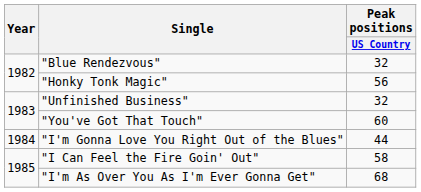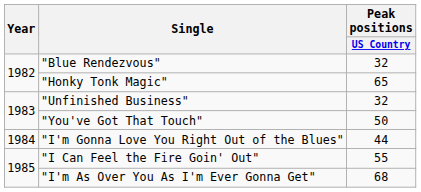(381, 82) 56 -> (381, 82) 65
(381, 120) 60 -> (381, 120) 50
(381, 158) 58 -> (381, 158) 55
